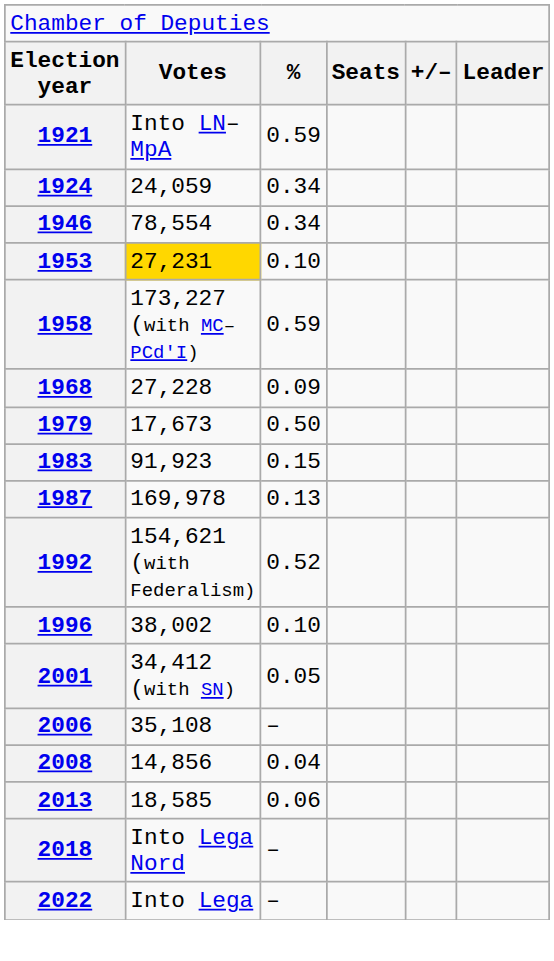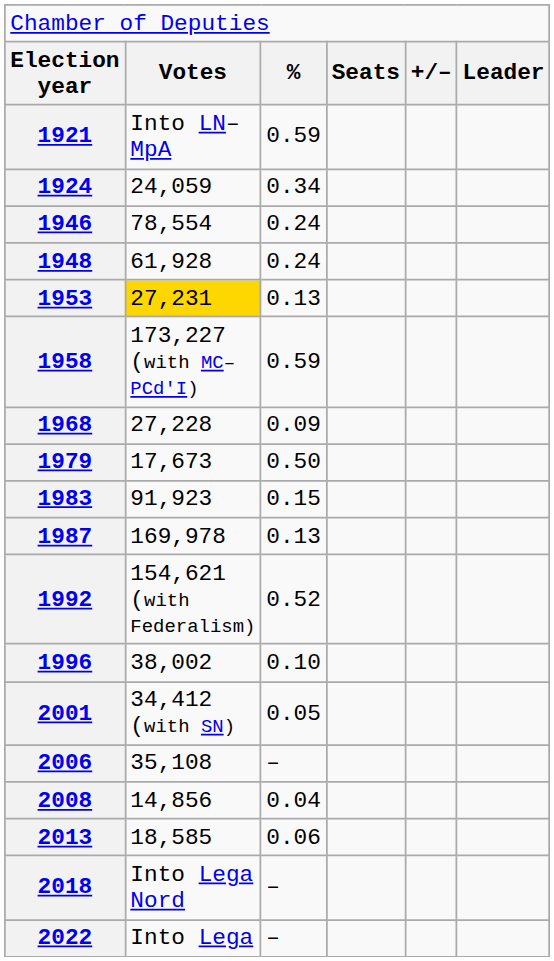(294, 224) 0.34 -> (294, 224) 0.24
+ row: (65, 261)
(294, 261) 0.10 -> (294, 298) 0.13
